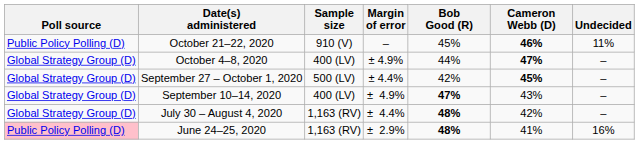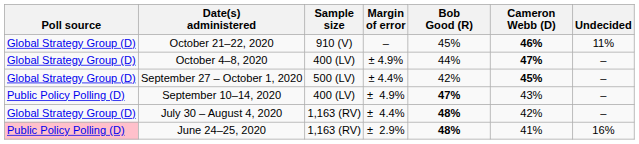(66, 43) Public Policy Polling (D) -> (71, 43) Global Strategy Group (D)
(71, 96) Global Strategy Group (D) -> (66, 96) Public Policy Polling (D)
